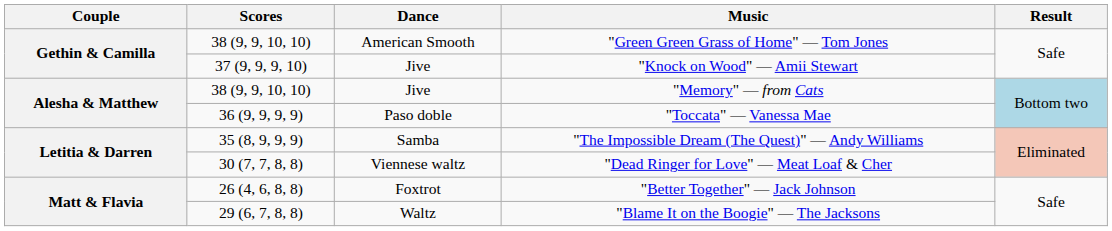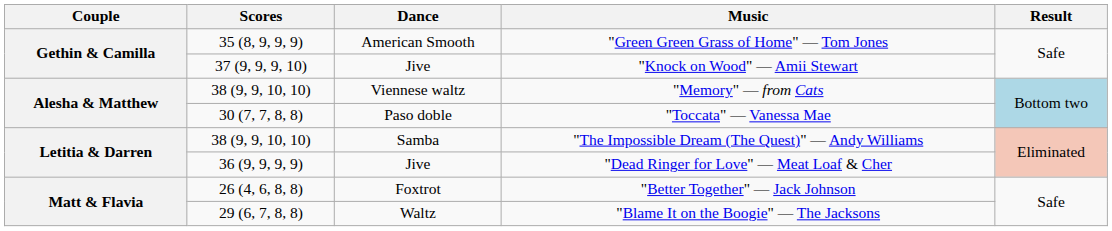(261, 41) 38 (9, 9, 10, 10) -> (261, 41) 35 (8, 9, 9, 9)
(418, 90) Jive -> (418, 90) Viennese waltz
(261, 115) 36 (9, 9, 9, 9) -> (261, 115) 30 (7, 7, 8, 8)
(261, 139) 35 (8, 9, 9, 9) -> (261, 139) 38 (9, 9, 10, 10)
(261, 164) 30 (7, 7, 8, 8) -> (261, 164) 36 (9, 9, 9, 9)
(418, 164) Viennese waltz -> (418, 164) Jive
